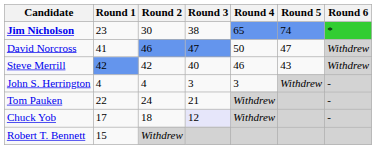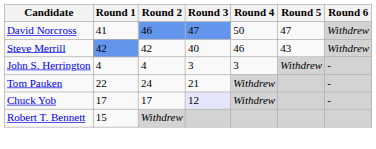- row: (40, 30)
(146, 118) 18 -> (146, 100) 17
